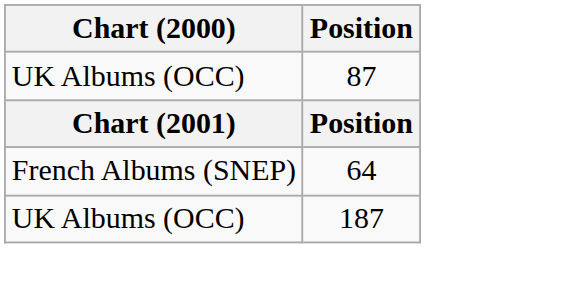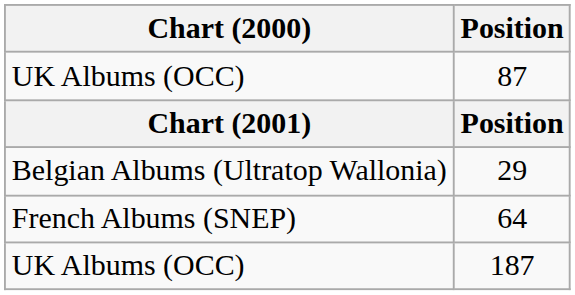+ row: (512, 170)
